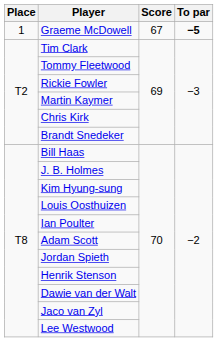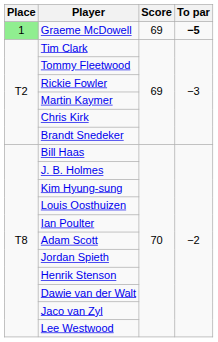(21, 30) no background -> (21, 30) lightgreen background
(157, 30) 67 -> (157, 30) 69
